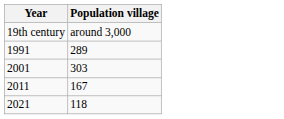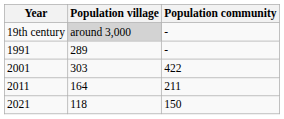+ column: (220, 13)
(101, 31) no background -> (101, 31) lightgrey background
(79, 86) 167 -> (79, 86) 164
